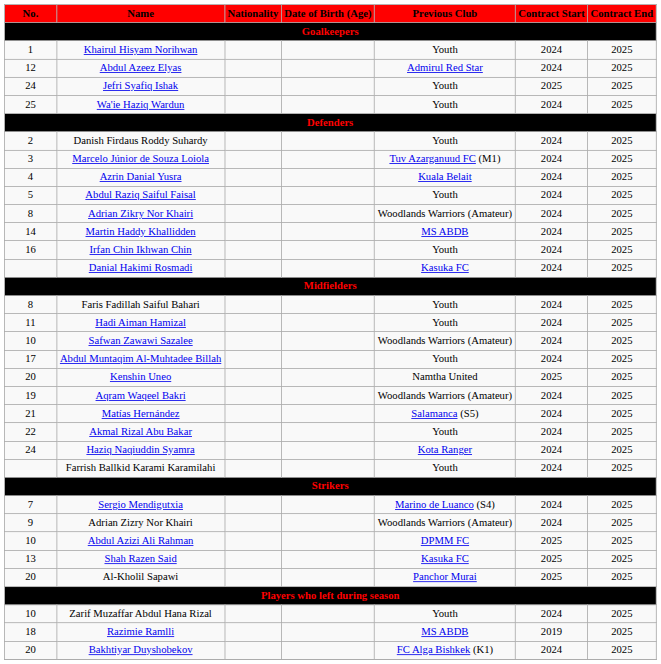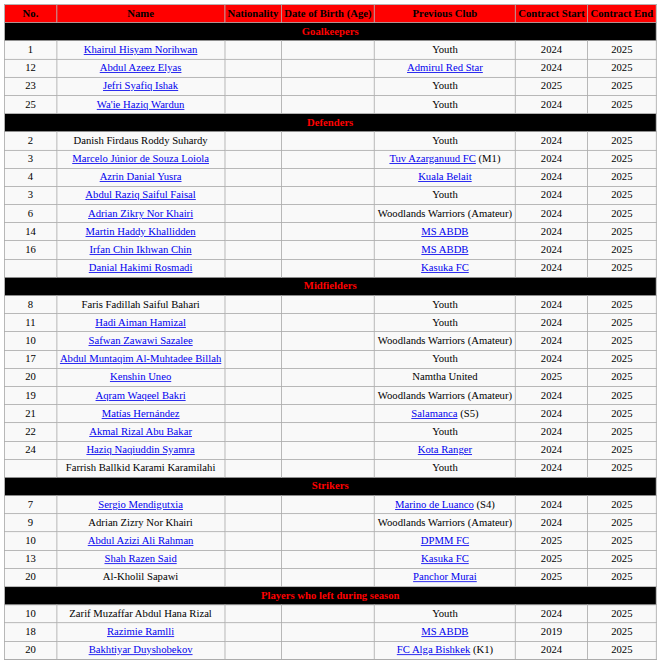(30, 86) 24 -> (30, 86) 23
(30, 195) 5 -> (30, 195) 3
(30, 213) 8 -> (30, 213) 6
(445, 250) Youth -> (445, 250) MS ABDB
